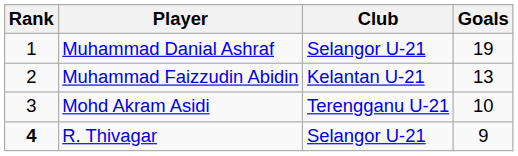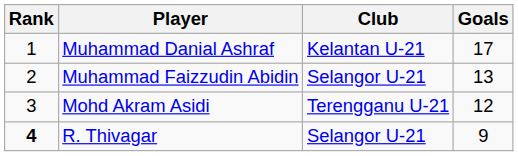(366, 48) Selangor U-21 -> (366, 48) Kelantan U-21
(483, 48) 19 -> (483, 48) 17
(366, 77) Kelantan U-21 -> (366, 77) Selangor U-21
(483, 106) 10 -> (483, 106) 12
